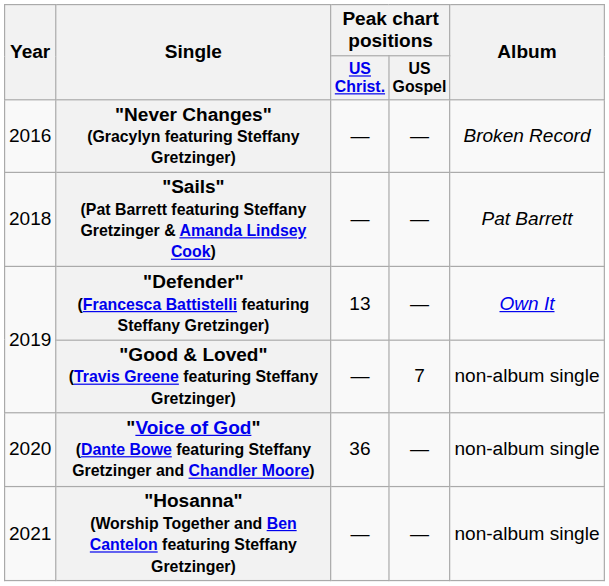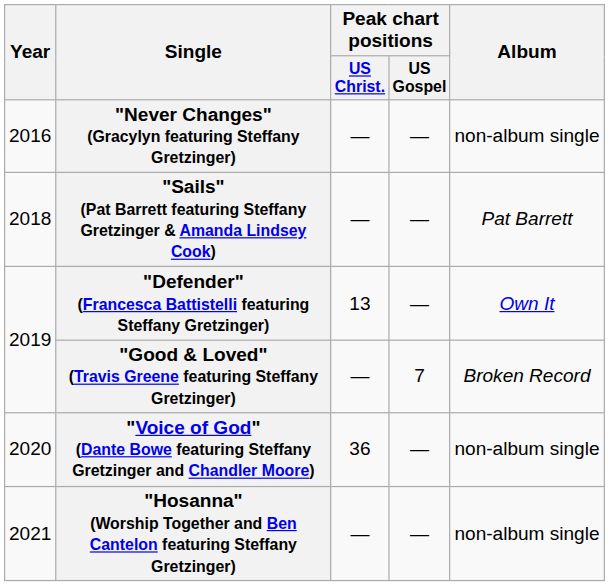(527, 135) Broken Record -> (527, 135) non-album single
(527, 376) non-album single -> (527, 376) Broken Record
